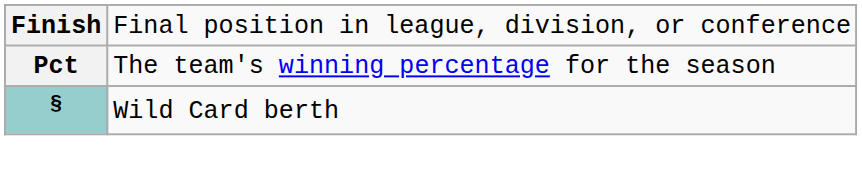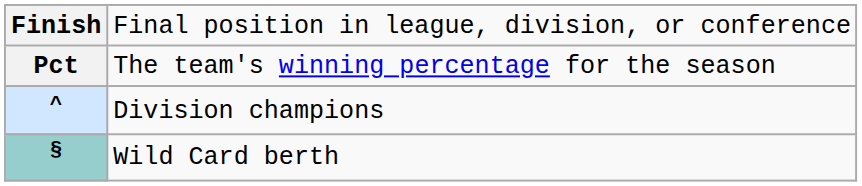+ row: (56, 104)
